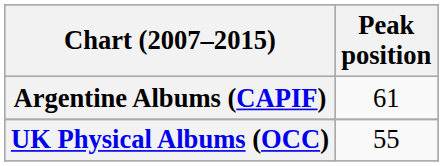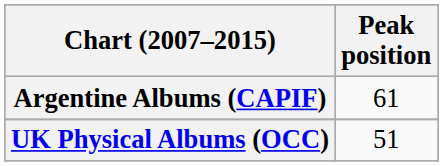(386, 139) 55 -> (386, 139) 51
